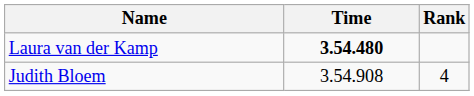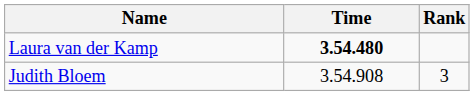(444, 76) 4 -> (444, 76) 3
